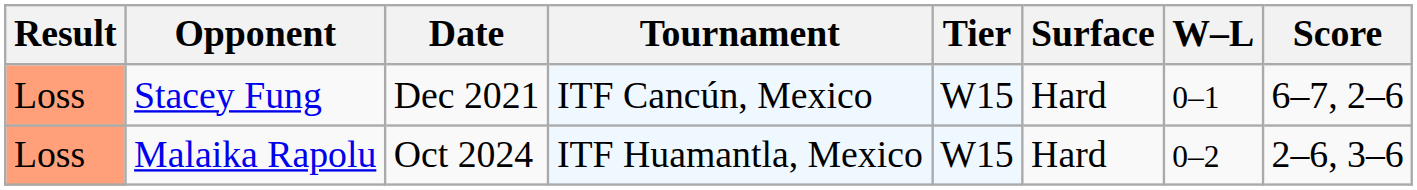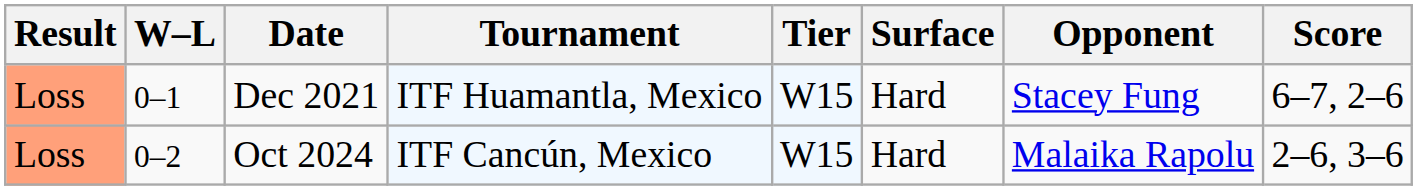columns swapped: (1213, 34) <-> (255, 34)
(715, 94) ITF Cancún, Mexico -> (579, 94) ITF Huamantla, Mexico
(740, 154) ITF Huamantla, Mexico -> (554, 154) ITF Cancún, Mexico
